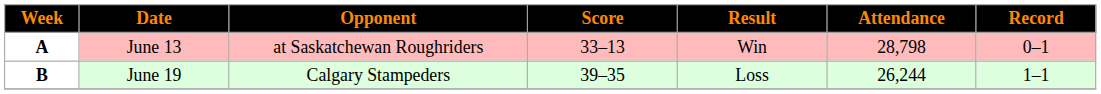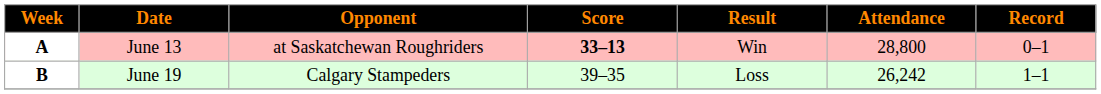(603, 46) normal -> (603, 46) bold
(902, 46) 28,798 -> (902, 46) 28,800
(902, 74) 26,244 -> (902, 74) 26,242
